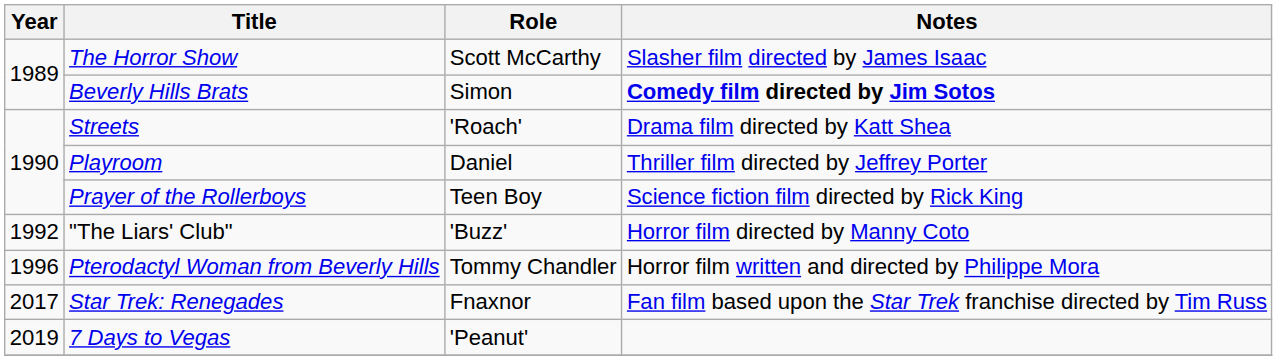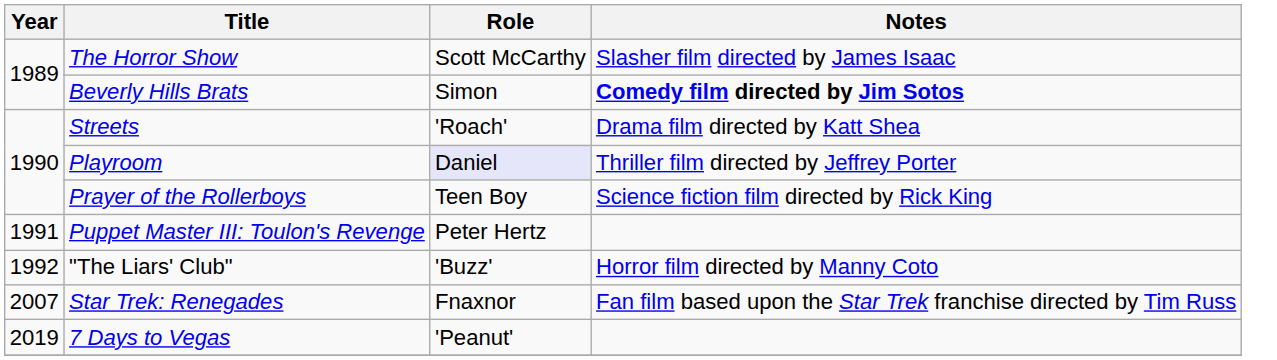(481, 162) no background -> (466, 162) lavender background
+ row: (247, 232)
- row: (254, 267)
(34, 302) 2017 -> (34, 302) 2007
